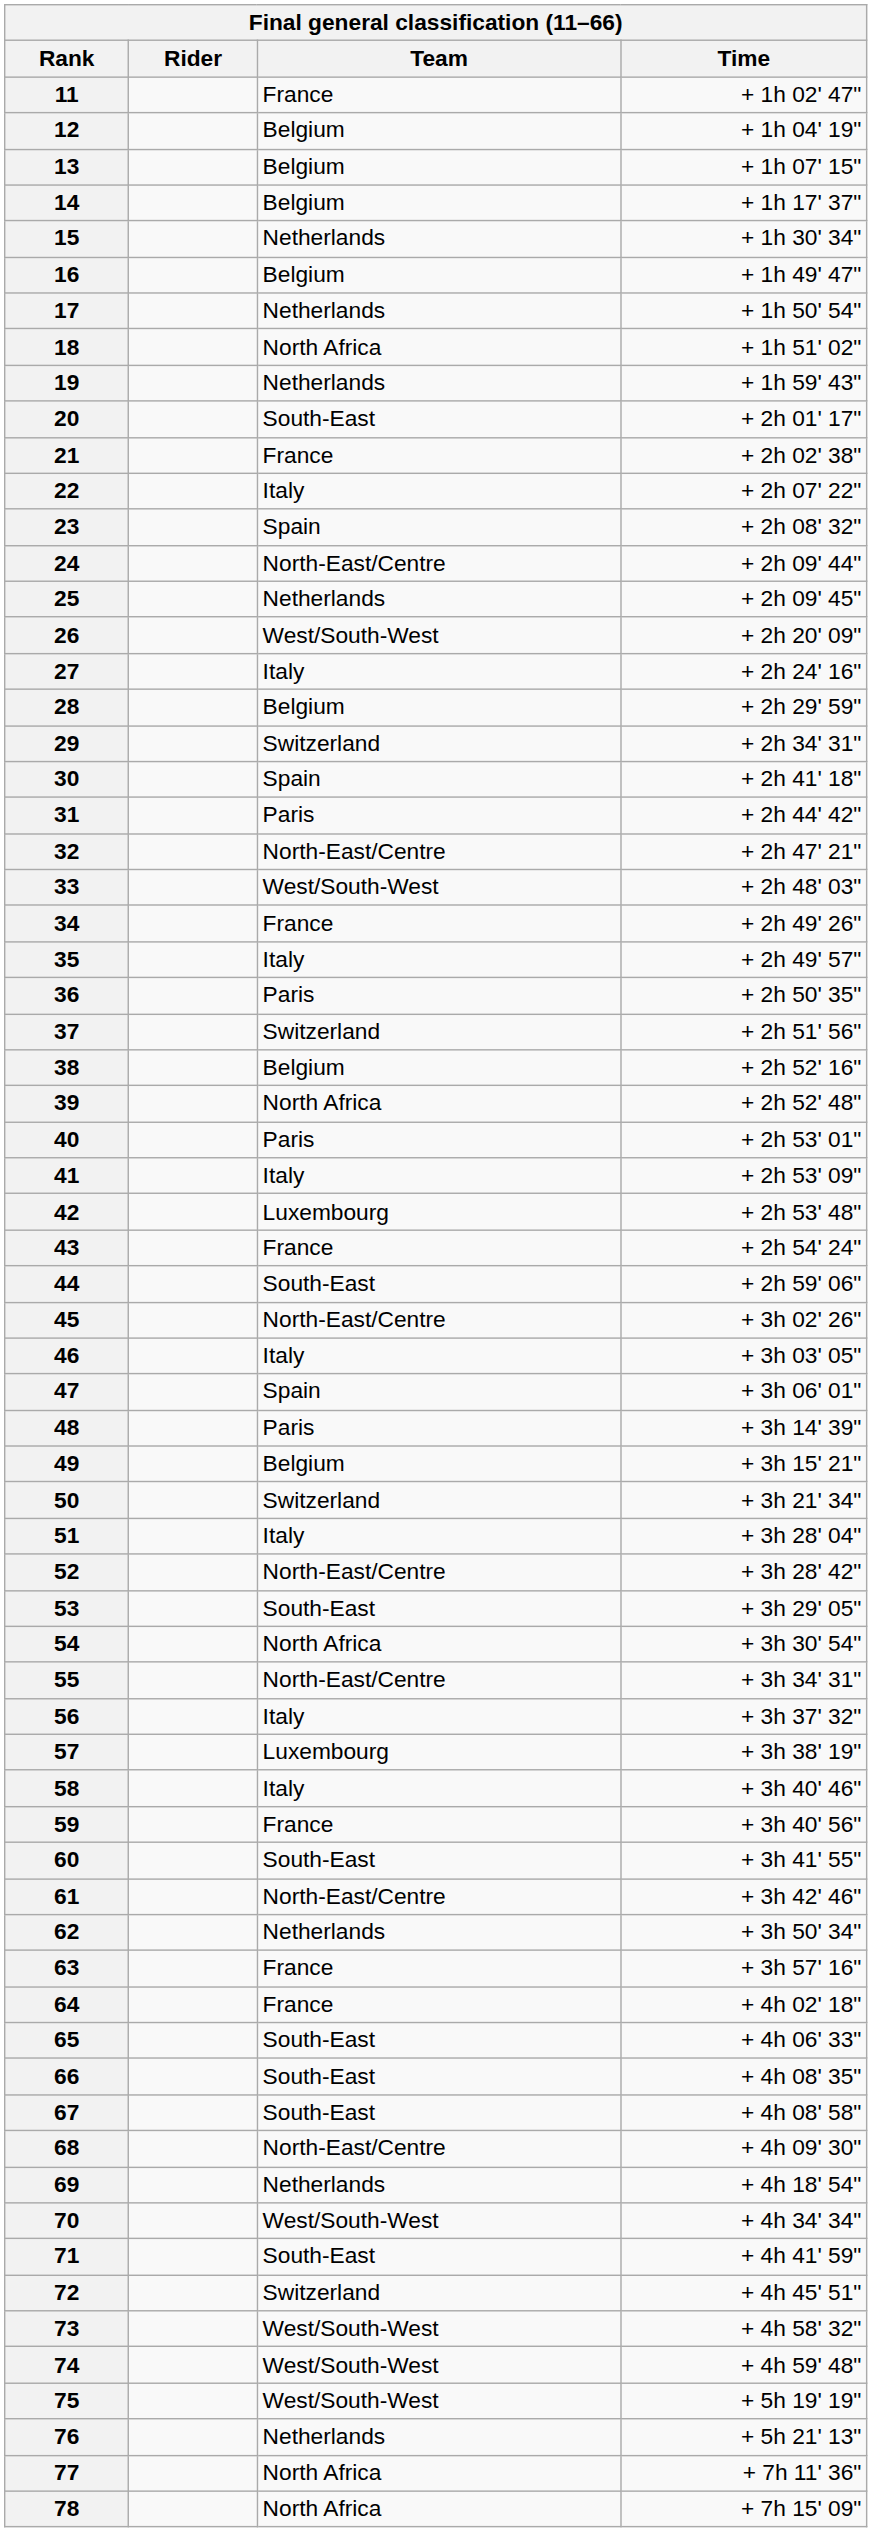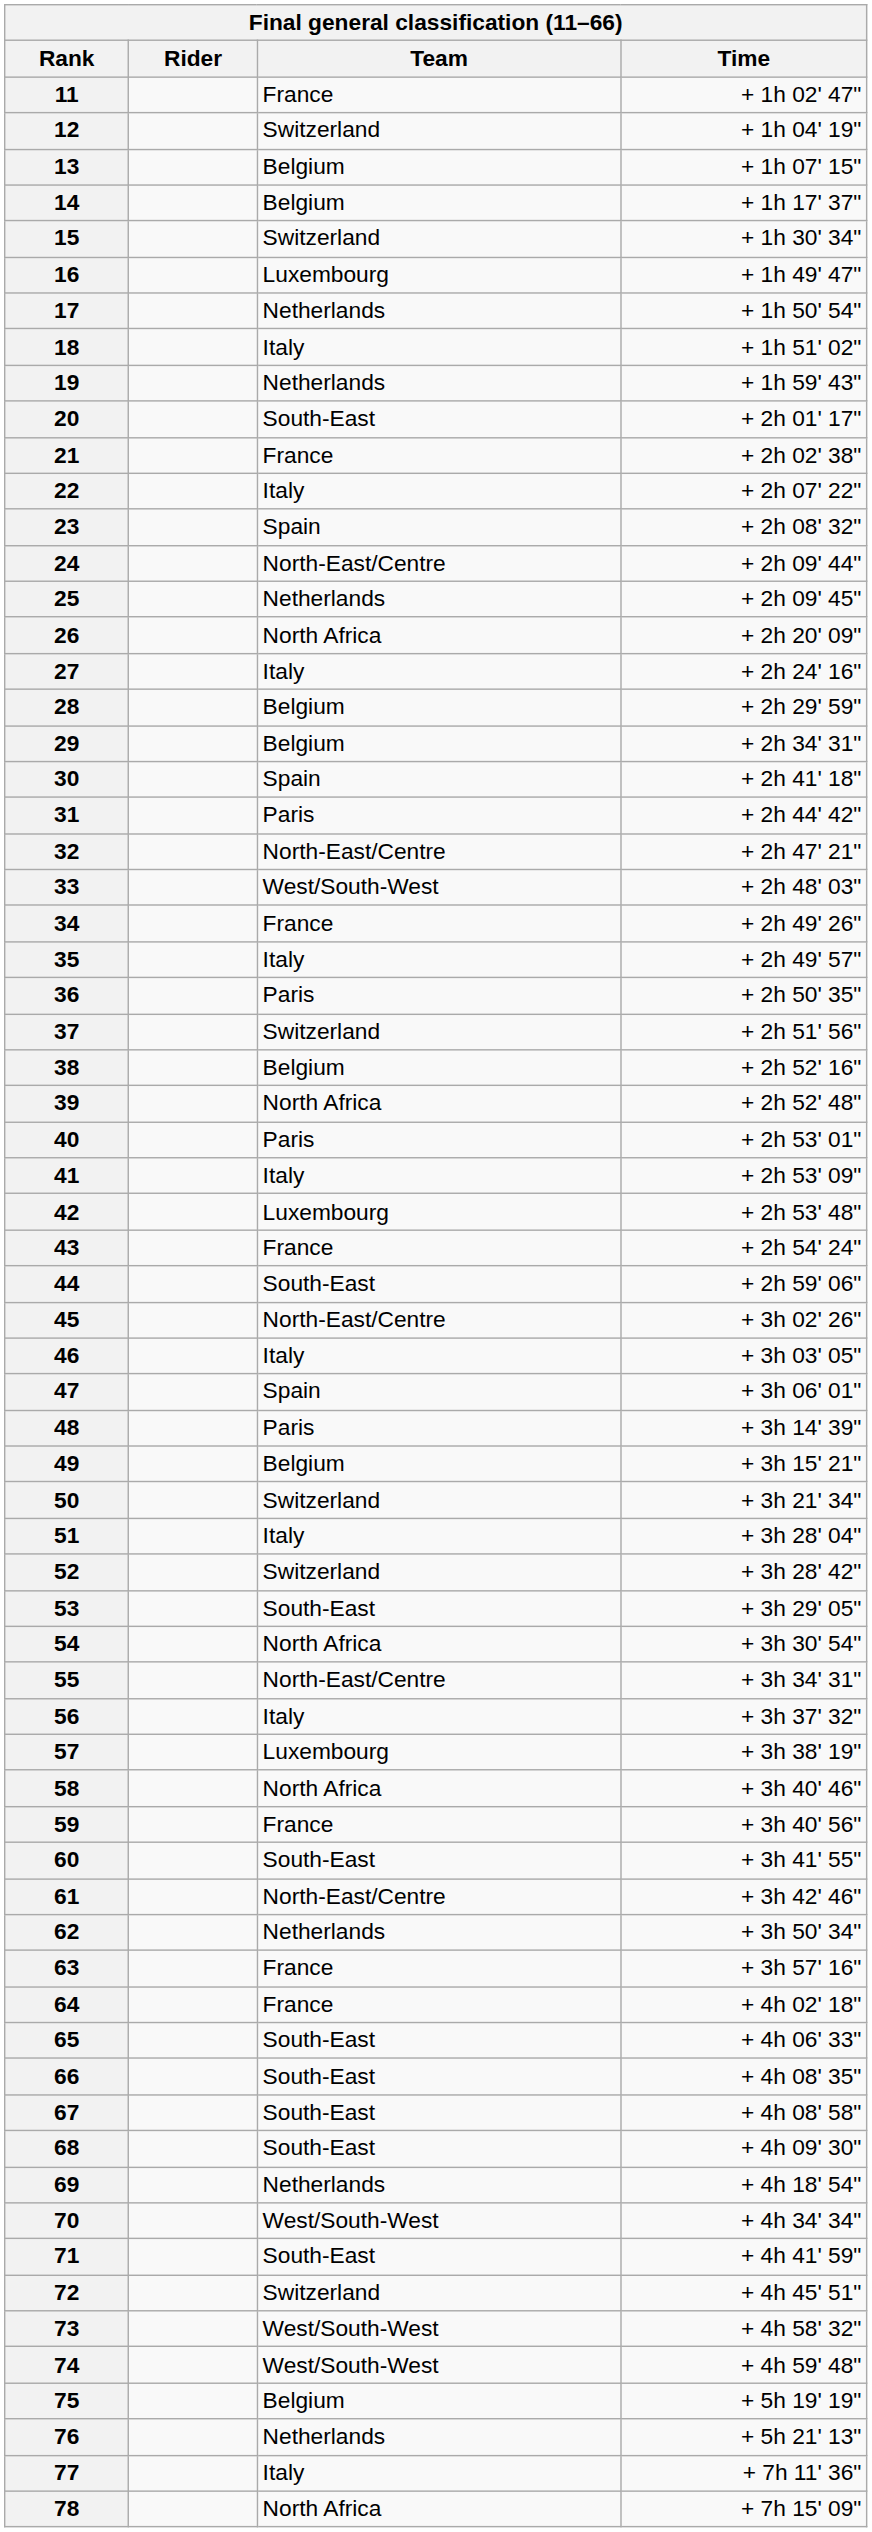(304, 130) Belgium -> (321, 130) Switzerland
(324, 238) Netherlands -> (321, 238) Switzerland
(304, 274) Belgium -> (326, 274) Luxembourg
(322, 346) North Africa -> (283, 346) Italy
(351, 635) West/South-West -> (322, 635) North Africa
(321, 743) Switzerland -> (304, 743) Belgium
(354, 1571) North-East/Centre -> (321, 1571) Switzerland
(283, 1788) Italy -> (322, 1788) North Africa
(354, 2148) North-East/Centre -> (319, 2148) South-East
(351, 2400) West/South-West -> (304, 2400) Belgium
(322, 2472) North Africa -> (283, 2472) Italy
